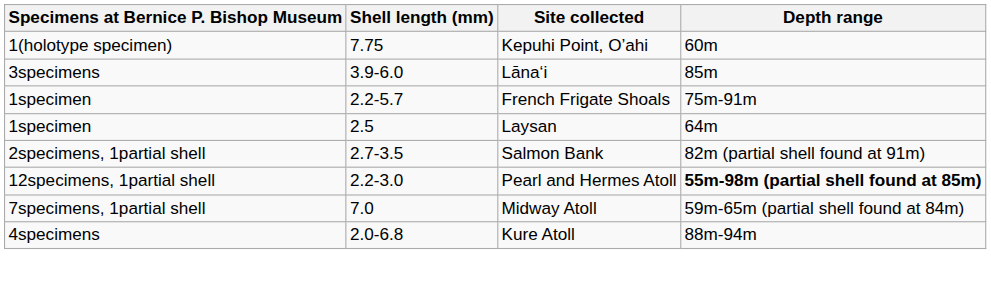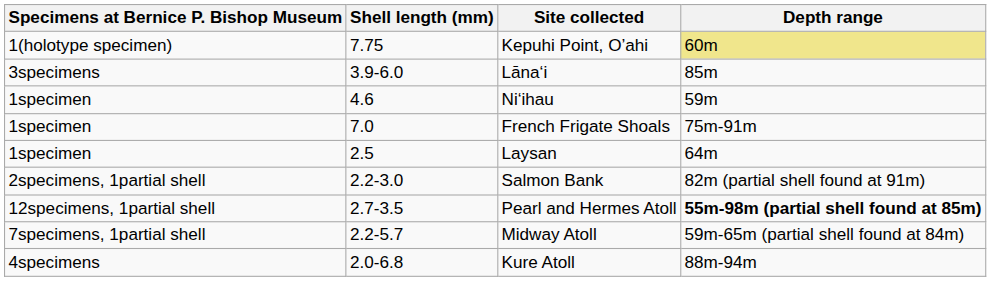(701, 45) no background -> (701, 45) khaki background
+ row: (528, 99)
(377, 99) 2.2-5.7 -> (362, 126) 7.0
(377, 153) 2.7-3.5 -> (377, 180) 2.2-3.0
(377, 180) 2.2-3.0 -> (377, 208) 2.7-3.5
(362, 208) 7.0 -> (377, 235) 2.2-5.7
